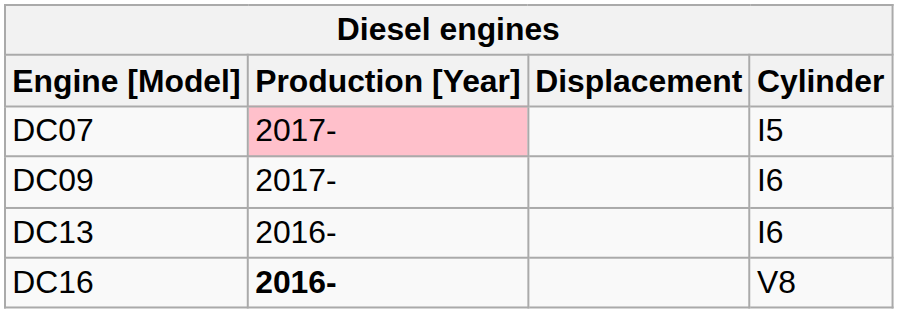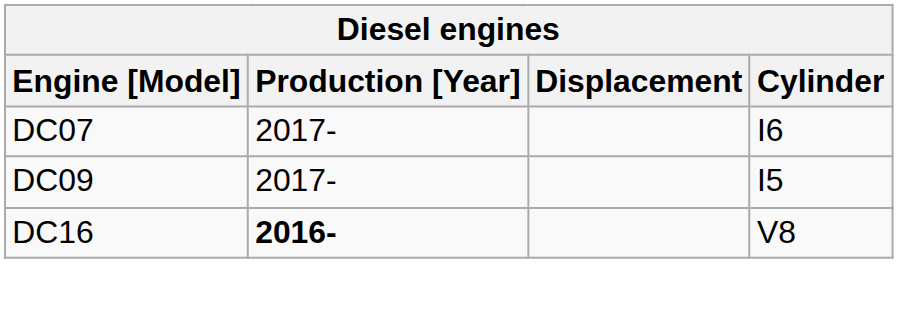(296, 130) pink background -> (296, 130) no background
(770, 130) I5 -> (770, 130) I6
(770, 181) I6 -> (770, 181) I5
- row: (53, 231)
